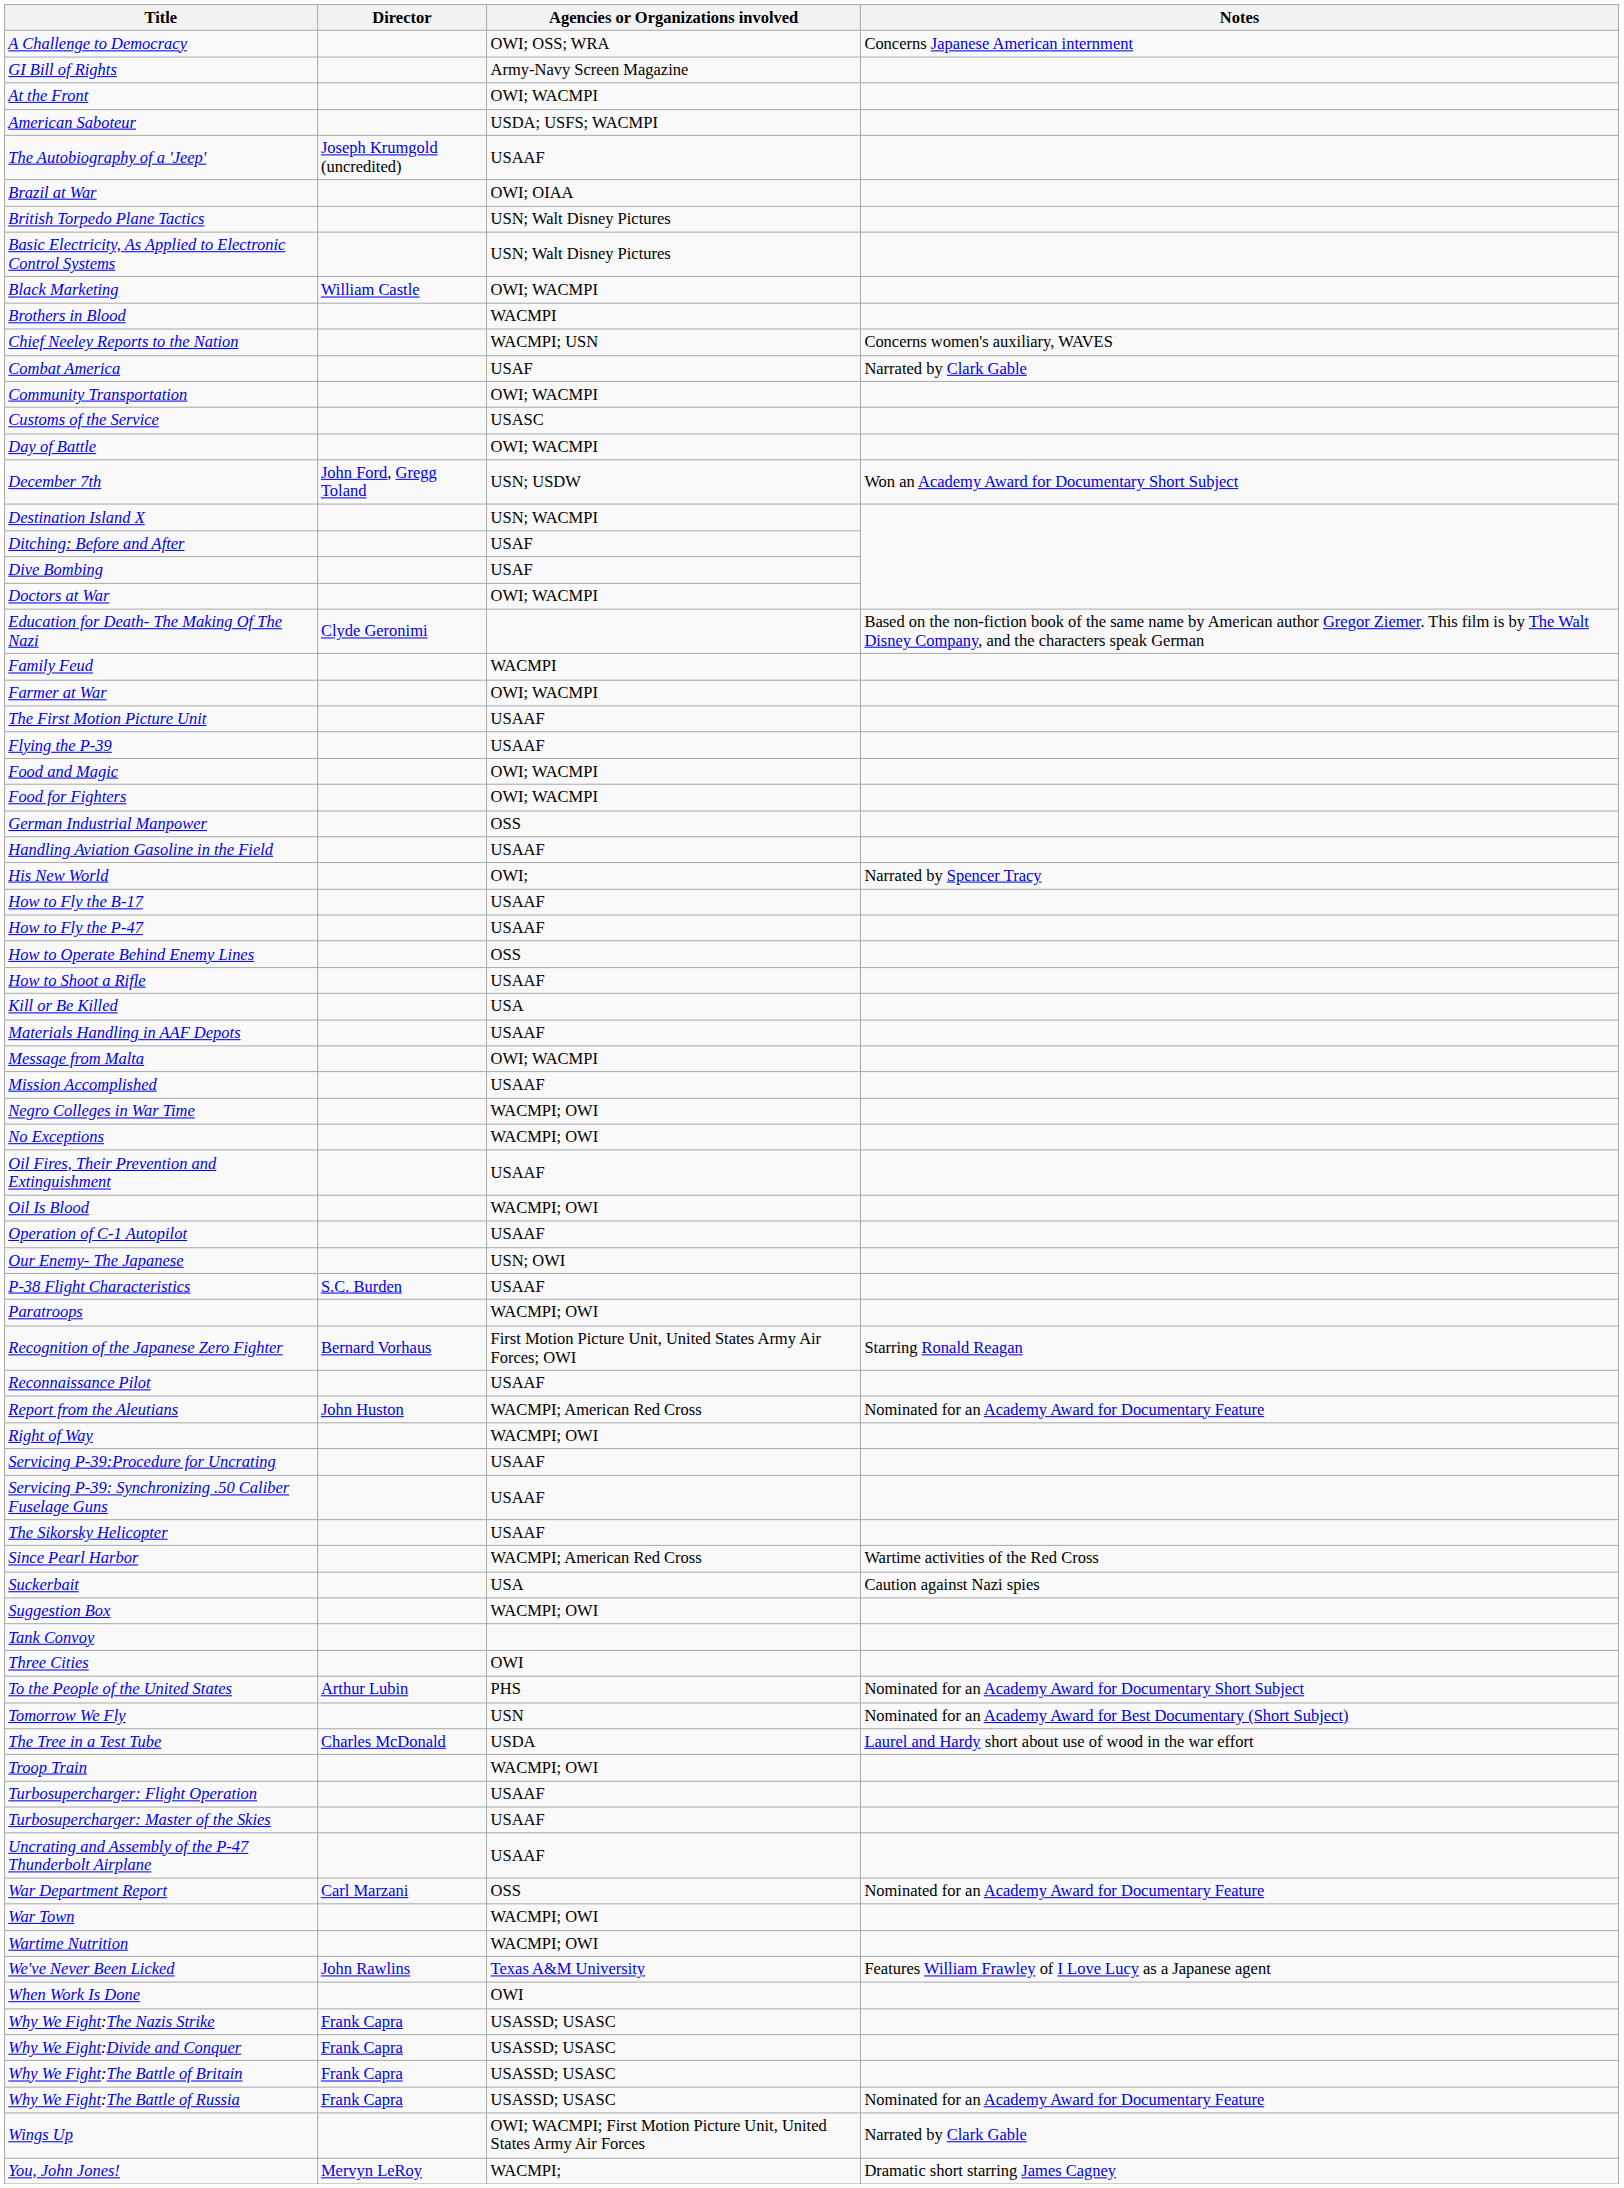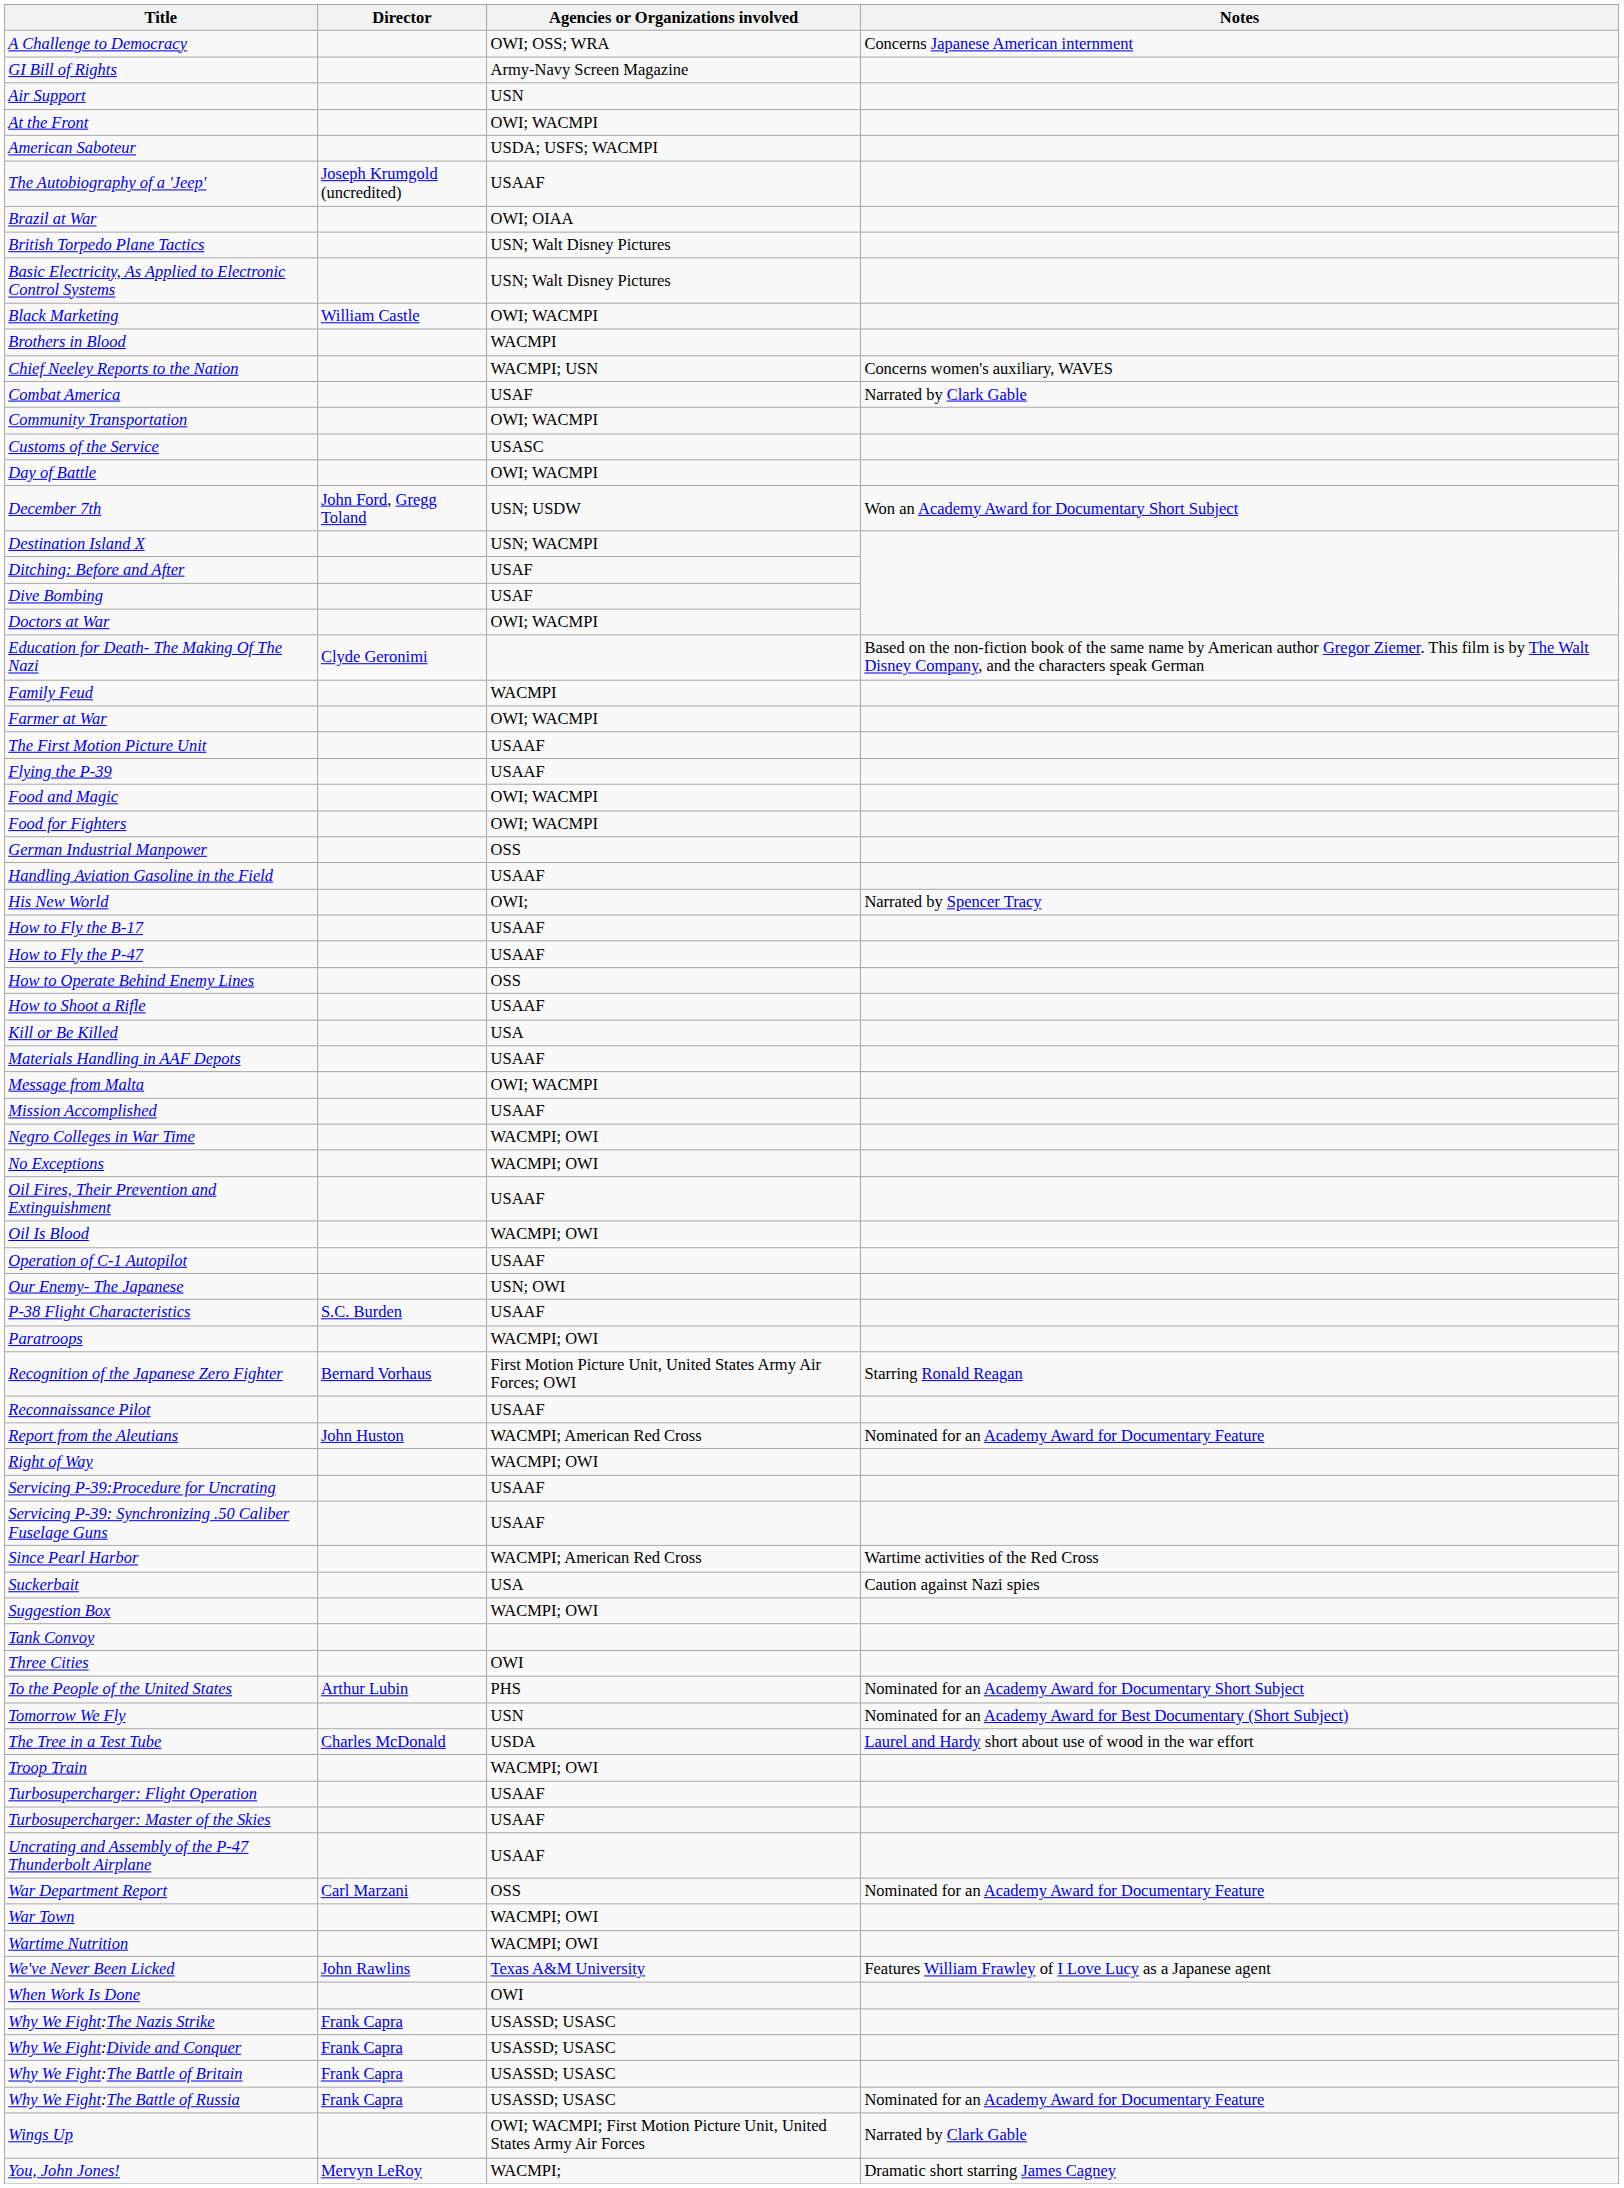+ row: (47, 95)
- row: (88, 1532)
